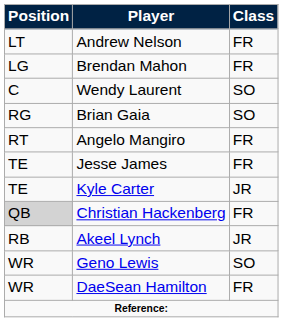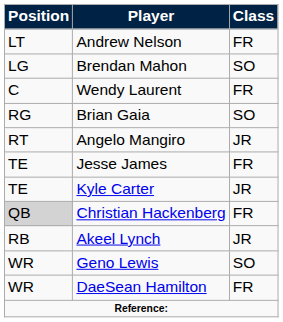(243, 66) FR -> (244, 66) SO
(244, 90) SO -> (243, 90) FR
(243, 139) FR -> (242, 139) JR
